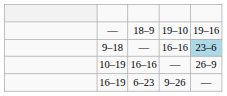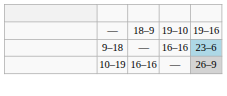(206, 65) no background -> (206, 65) lightgrey background
- row: (112, 82)
